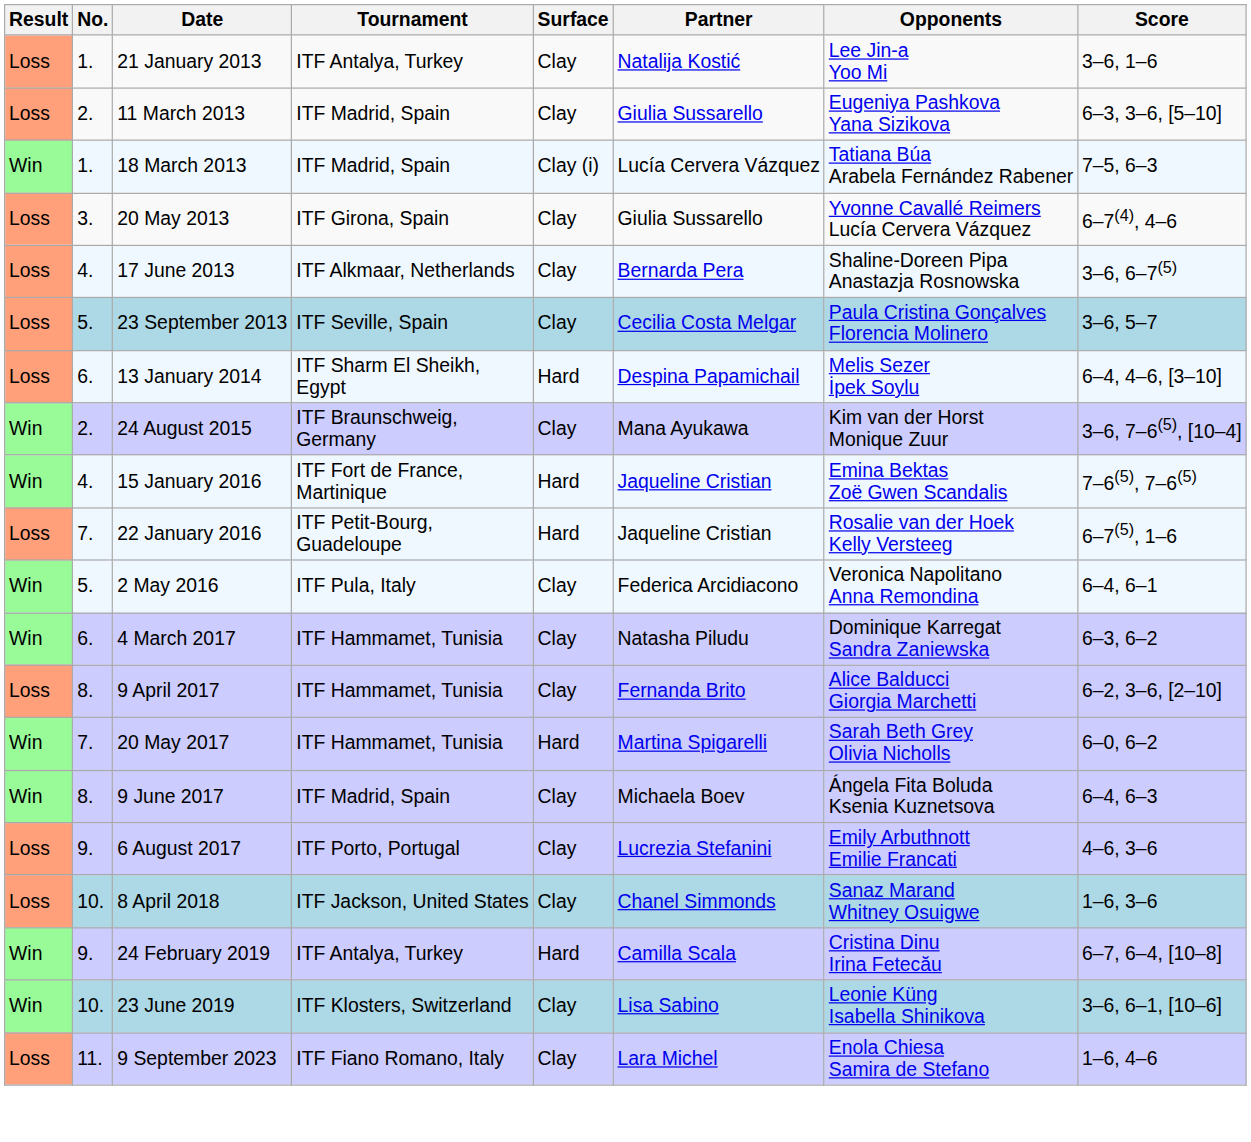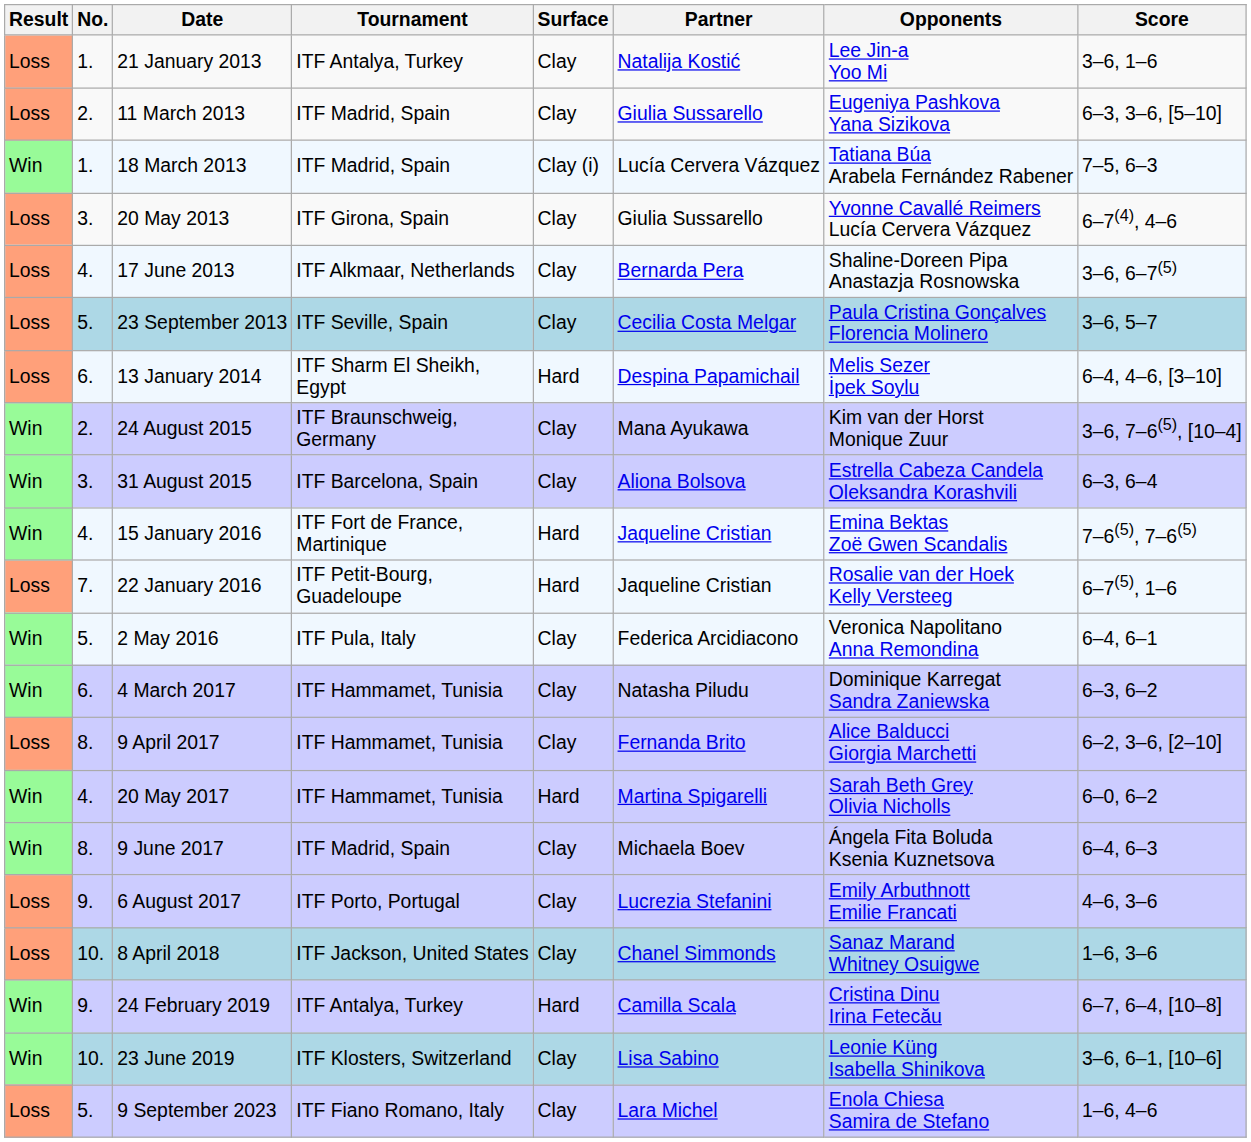+ row: (185, 481)
(85, 743) 7. -> (85, 796) 4.
(90, 1058) 11. -> (85, 1111) 5.
